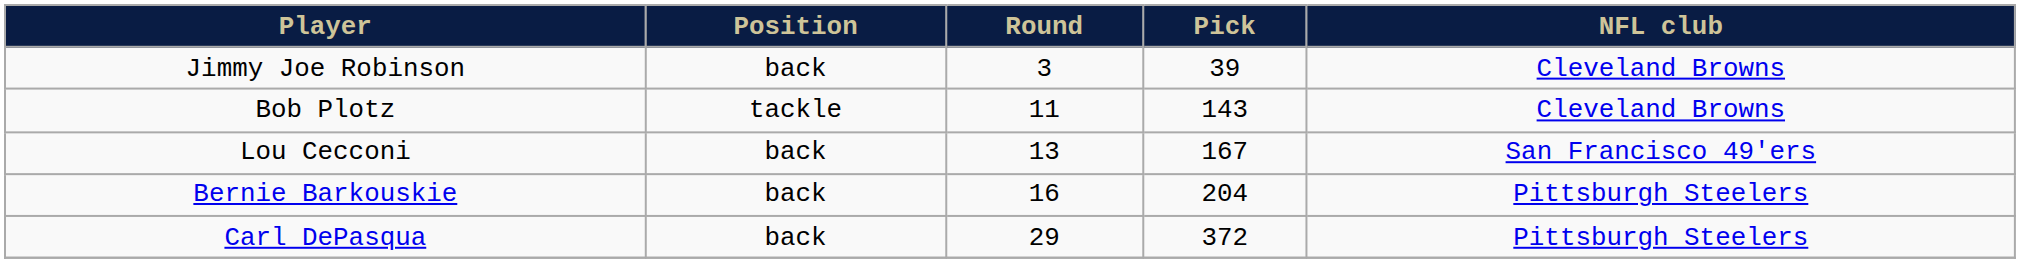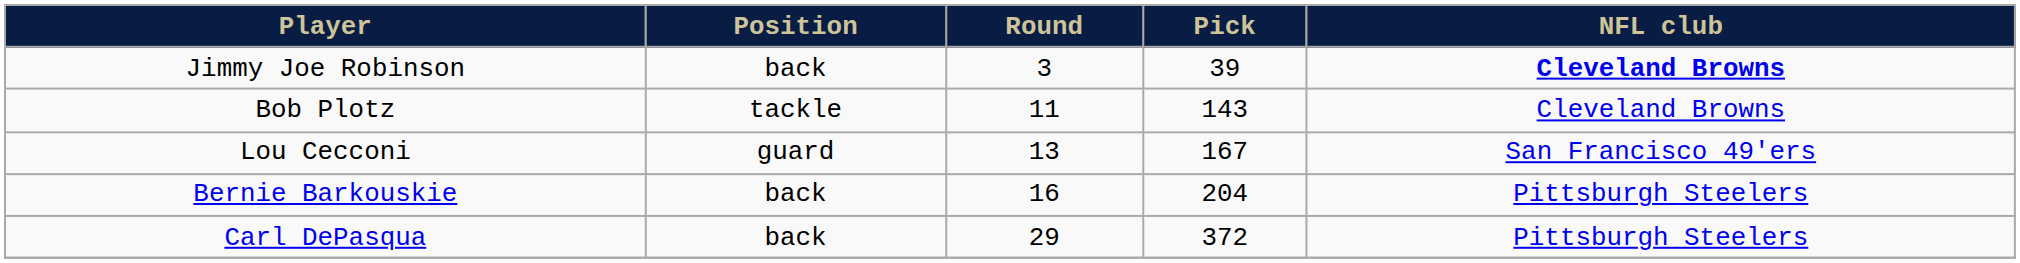(1661, 68) normal -> (1661, 68) bold
(796, 153) back -> (796, 153) guard
